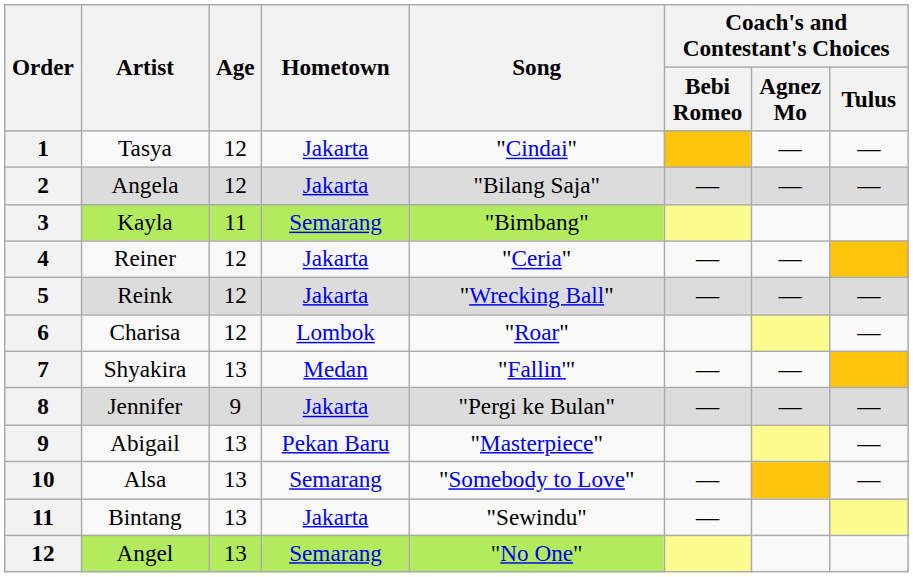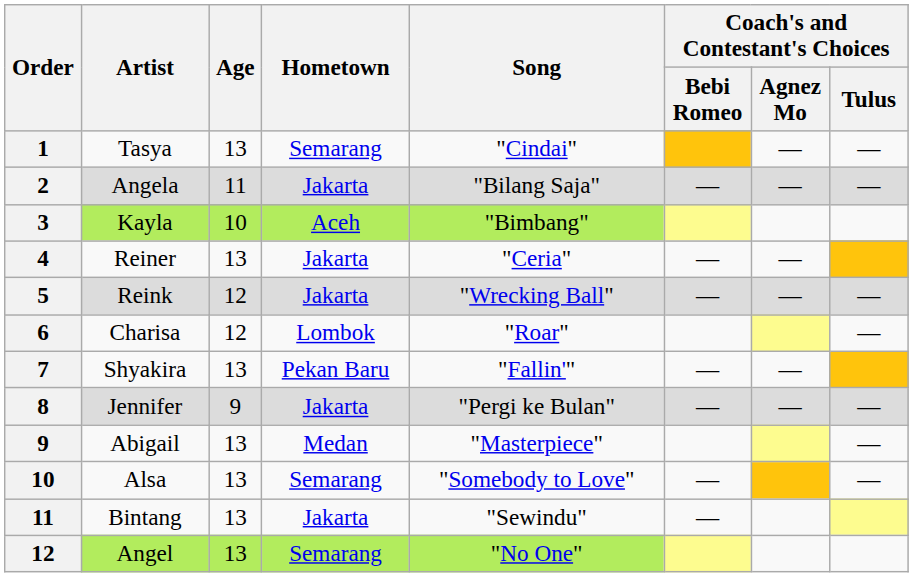(235, 148) 12 -> (235, 148) 13
(336, 148) Jakarta -> (336, 148) Semarang
(235, 185) 12 -> (235, 185) 11
(235, 222) 11 -> (235, 222) 10
(336, 222) Semarang -> (336, 222) Aceh
(235, 259) 12 -> (235, 259) 13
(336, 369) Medan -> (336, 369) Pekan Baru
(336, 443) Pekan Baru -> (336, 443) Medan
